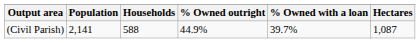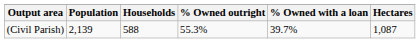(81, 29) 2,141 -> (81, 29) 2,139
(194, 29) 44.9% -> (194, 29) 55.3%
